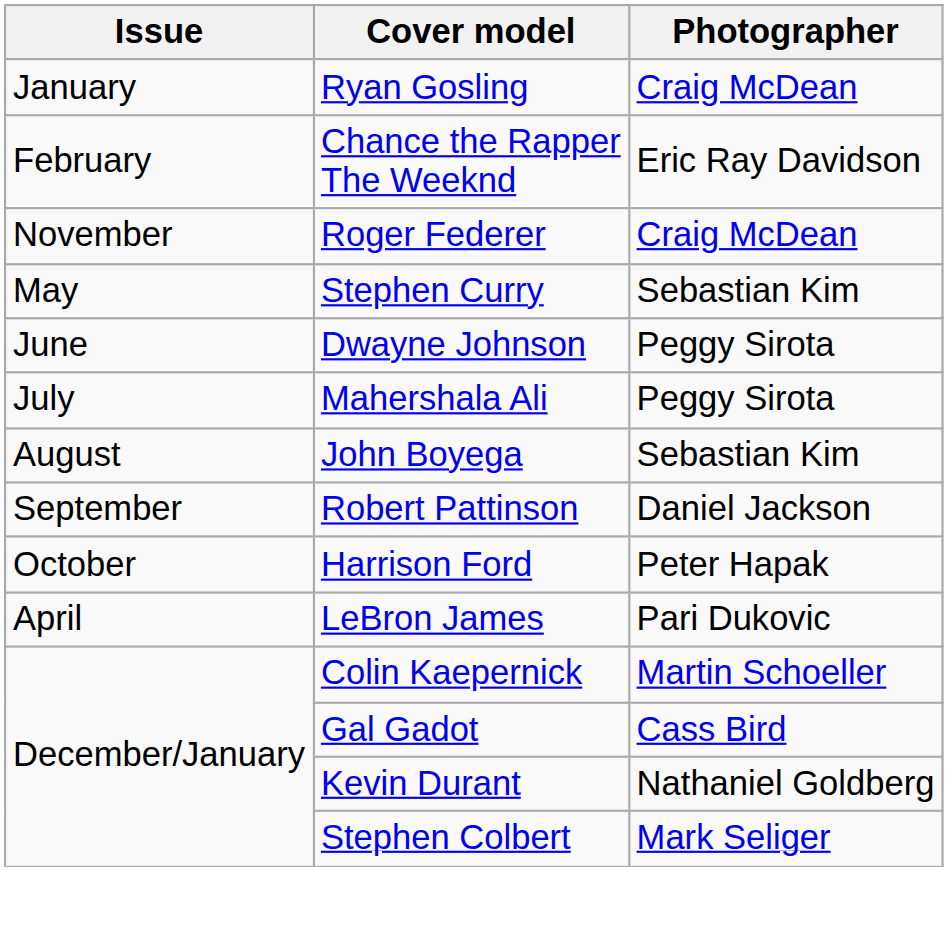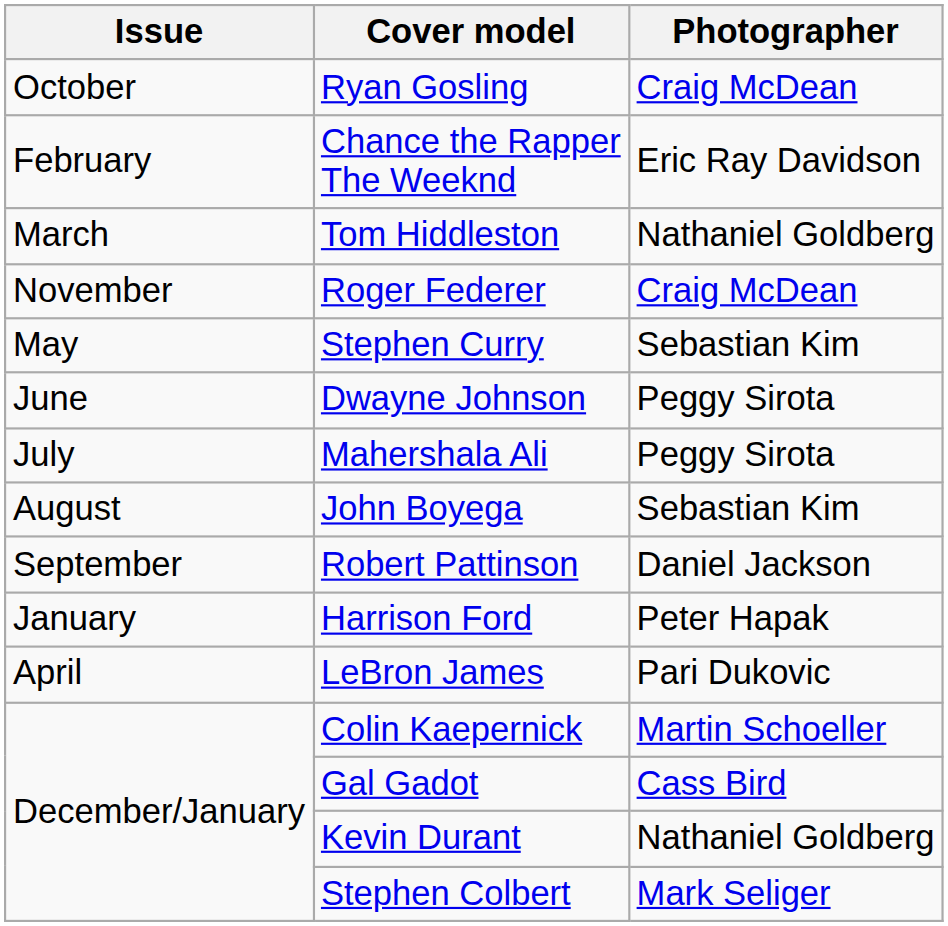(75, 86) January -> (75, 86) October
+ row: (440, 235)
(75, 564) October -> (75, 618) January
